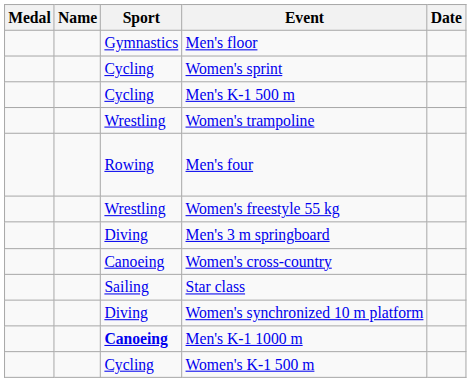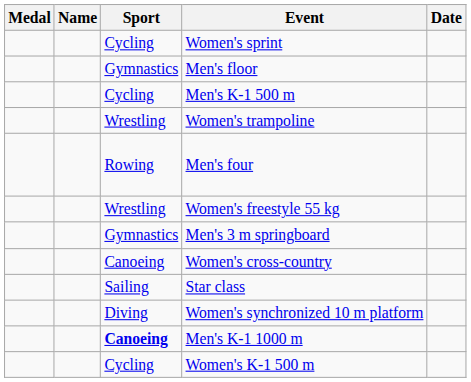rows swapped: (221, 43) <-> (234, 69)
(126, 235) Diving -> (141, 235) Gymnastics
